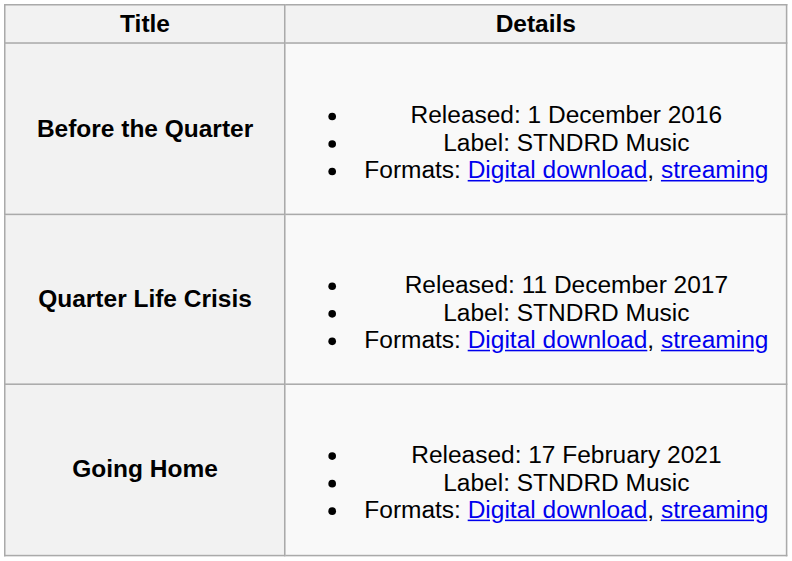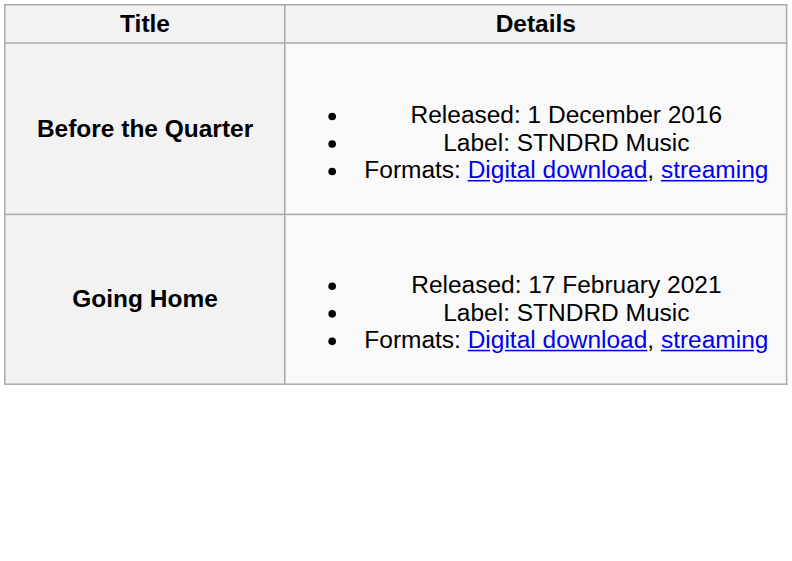- row: (145, 298)
